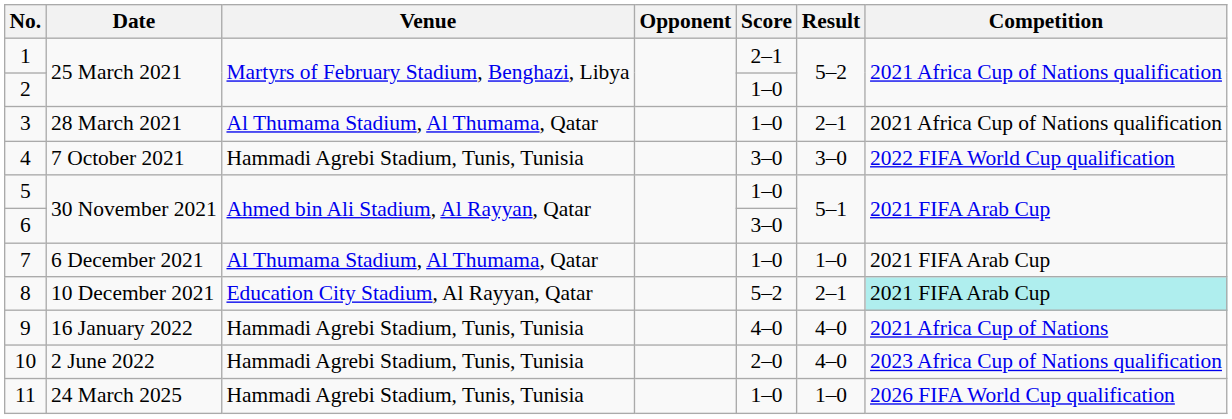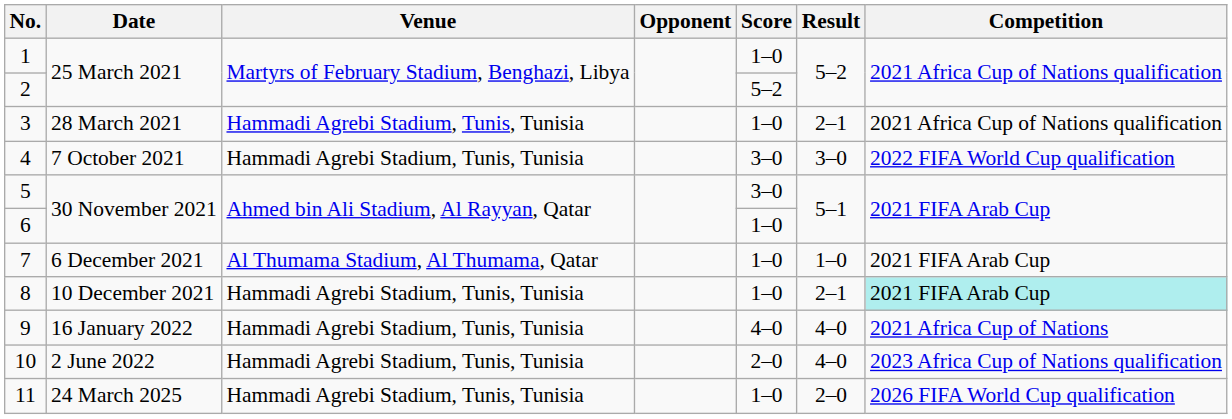(767, 55) 2–1 -> (767, 55) 1–0
(767, 89) 1–0 -> (767, 89) 5–2
(412, 123) Al Thumama Stadium, Al Thumama, Qatar -> (405, 123) Hammadi Agrebi Stadium, Tunis, Tunisia
(767, 191) 1–0 -> (767, 191) 3–0
(767, 225) 3–0 -> (767, 225) 1–0
(410, 293) Education City Stadium, Al Rayyan, Qatar -> (405, 293) Hammadi Agrebi Stadium, Tunis, Tunisia
(767, 293) 5–2 -> (767, 293) 1–0
(831, 395) 1–0 -> (831, 395) 2–0
